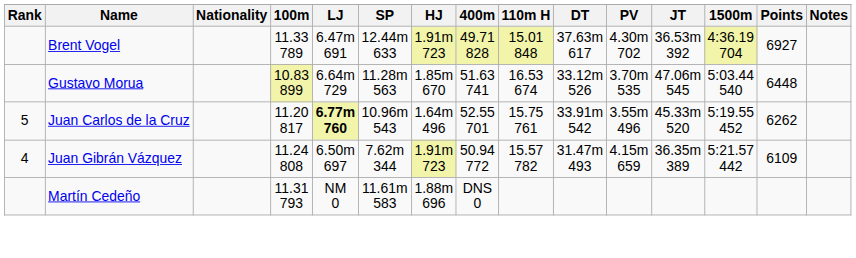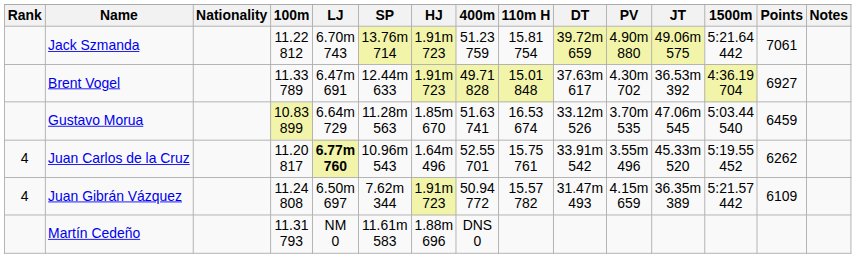+ row: (94, 45)
(782, 83) 6448 -> (782, 120) 6459
(25, 120) 5 -> (25, 158) 4
